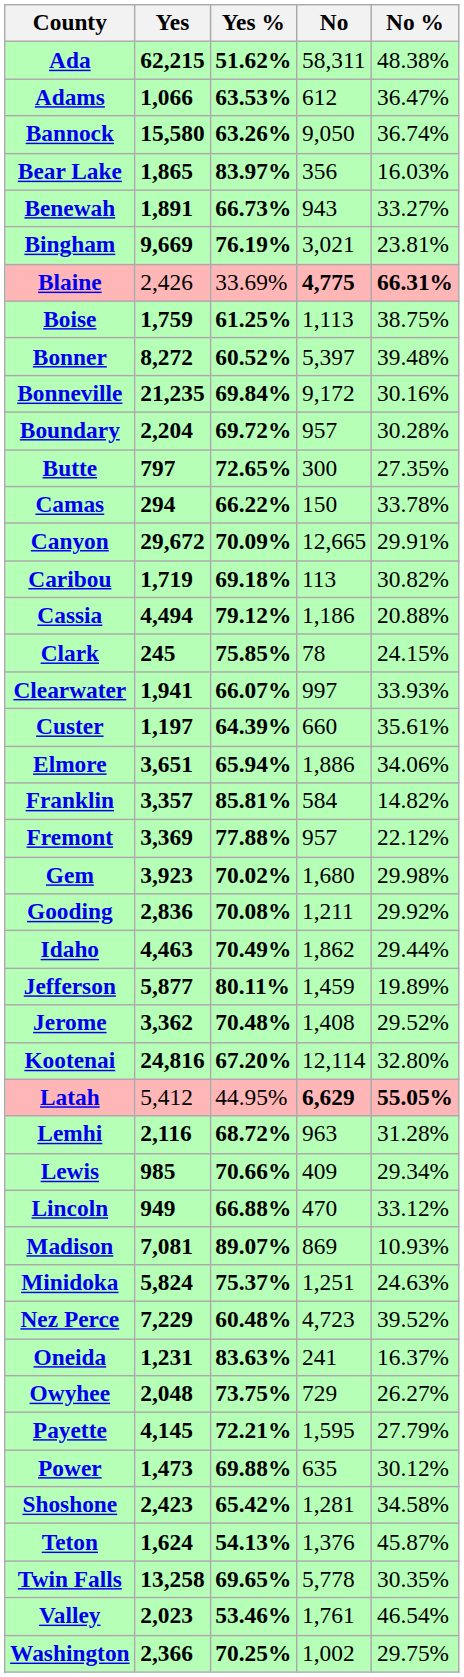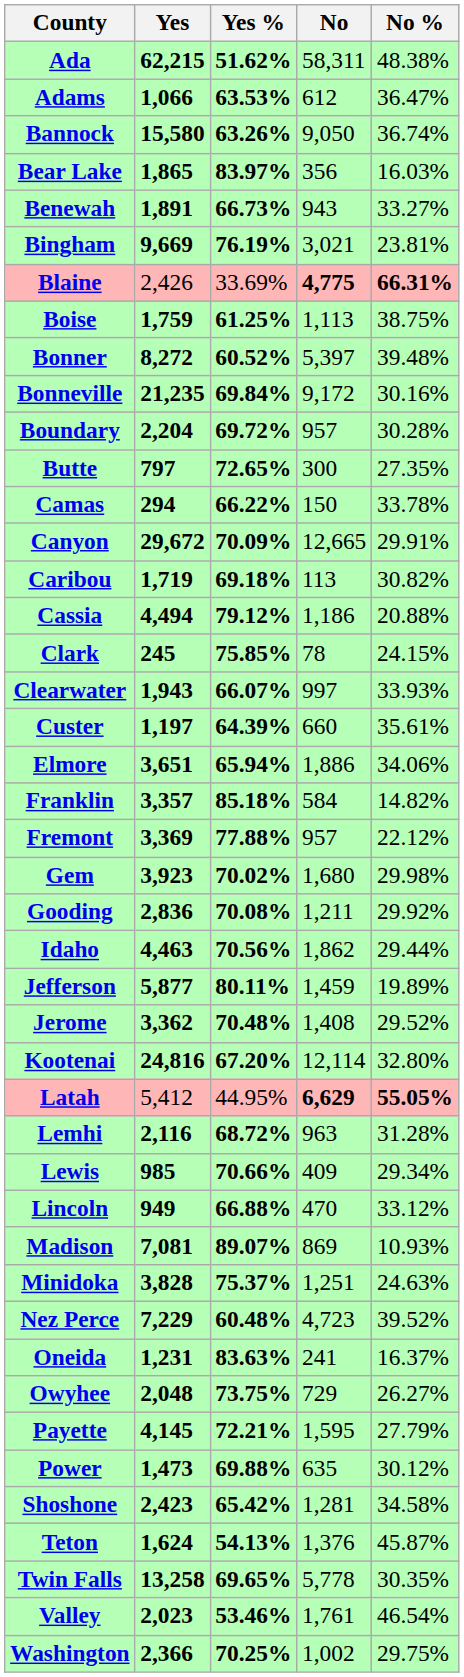(167, 689) 1,941 -> (167, 689) 1,943
(253, 801) 85.81% -> (253, 801) 85.18%
(253, 949) 70.49% -> (253, 949) 70.56%
(167, 1282) 5,824 -> (167, 1282) 3,828
